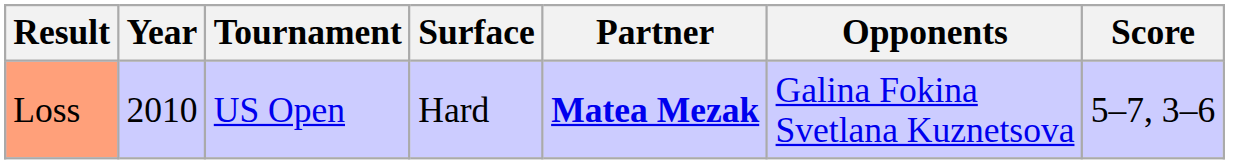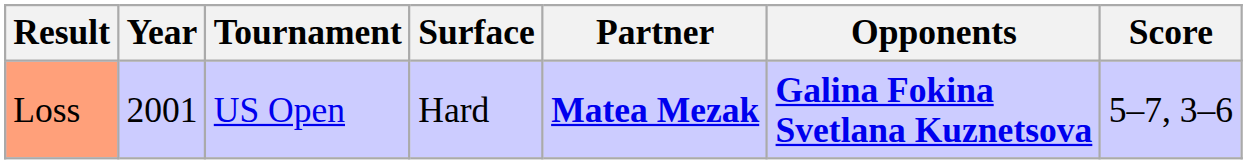(162, 108) 2010 -> (162, 108) 2001
(925, 108) normal -> (934, 108) bold
